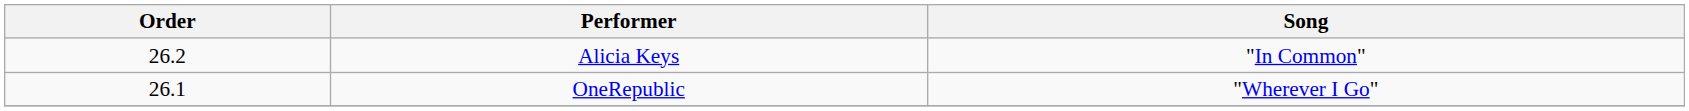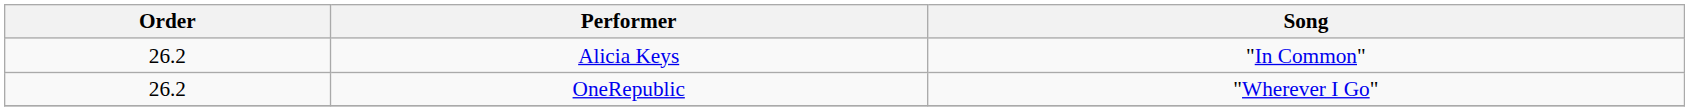(167, 88) 26.1 -> (167, 88) 26.2
